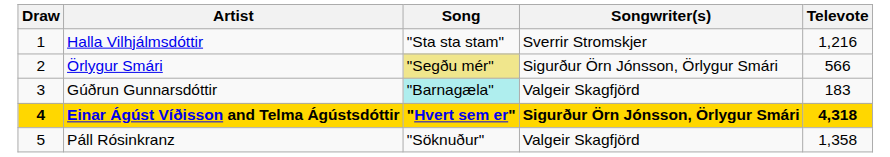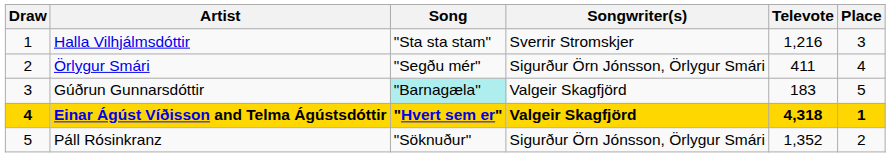+ column: (861, 16)
(450, 66) khaki background -> (437, 66) no background
(838, 66) 566 -> (803, 66) 411
(661, 115) Sigurður Örn Jónsson, Örlygur Smári -> (573, 115) Valgeir Skagfjörd
(581, 139) Valgeir Skagfjörd -> (637, 139) Sigurður Örn Jónsson, Örlygur Smári
(838, 139) 1,358 -> (803, 139) 1,352
